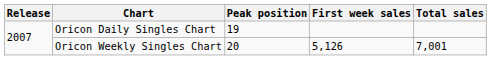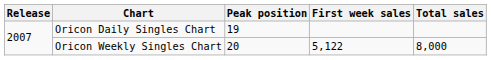(328, 46) 5,126 -> (328, 46) 5,122
(431, 46) 7,001 -> (431, 46) 8,000
